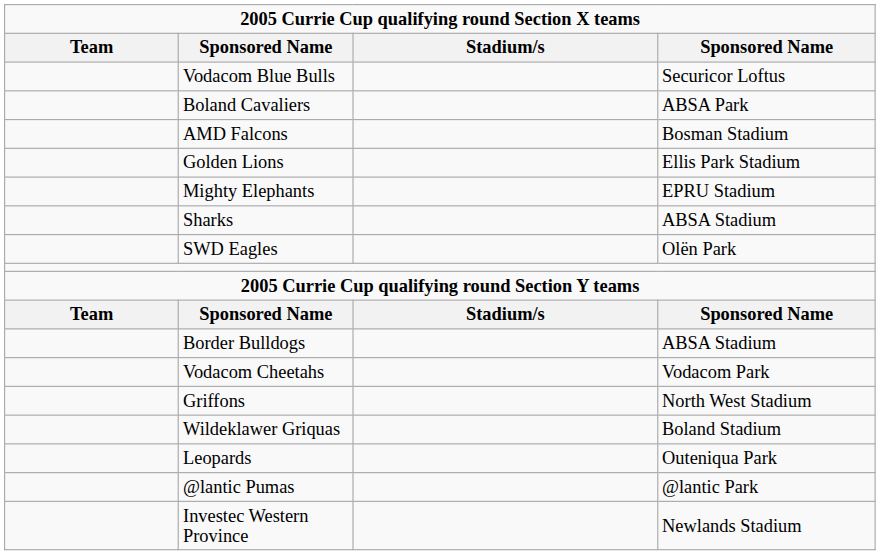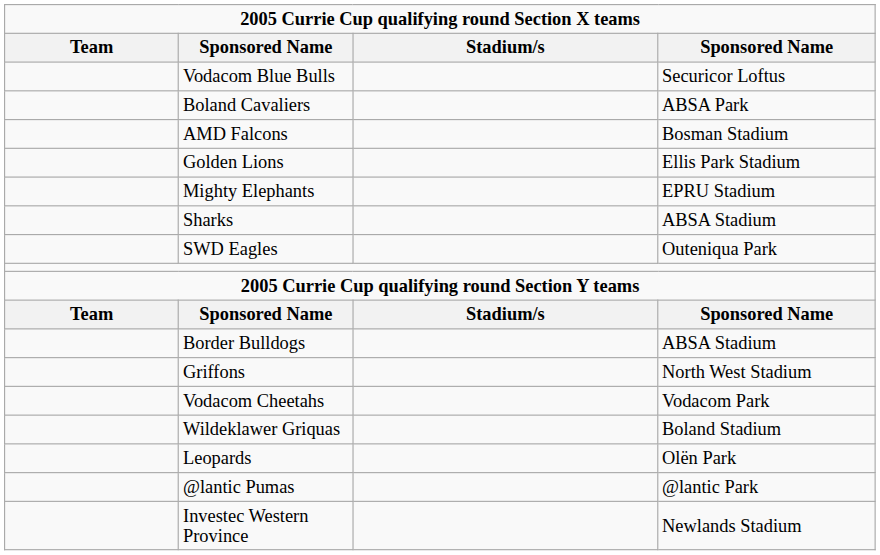(699, 248) Olën Park -> (720, 248) Outeniqua Park
rows swapped: (254, 372) <-> (214, 400)
(720, 458) Outeniqua Park -> (699, 458) Olën Park
